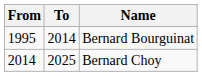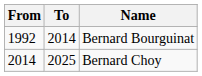(22, 37) 1995 -> (22, 37) 1992
